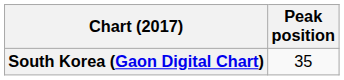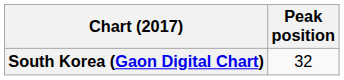(303, 61) 35 -> (303, 61) 32
